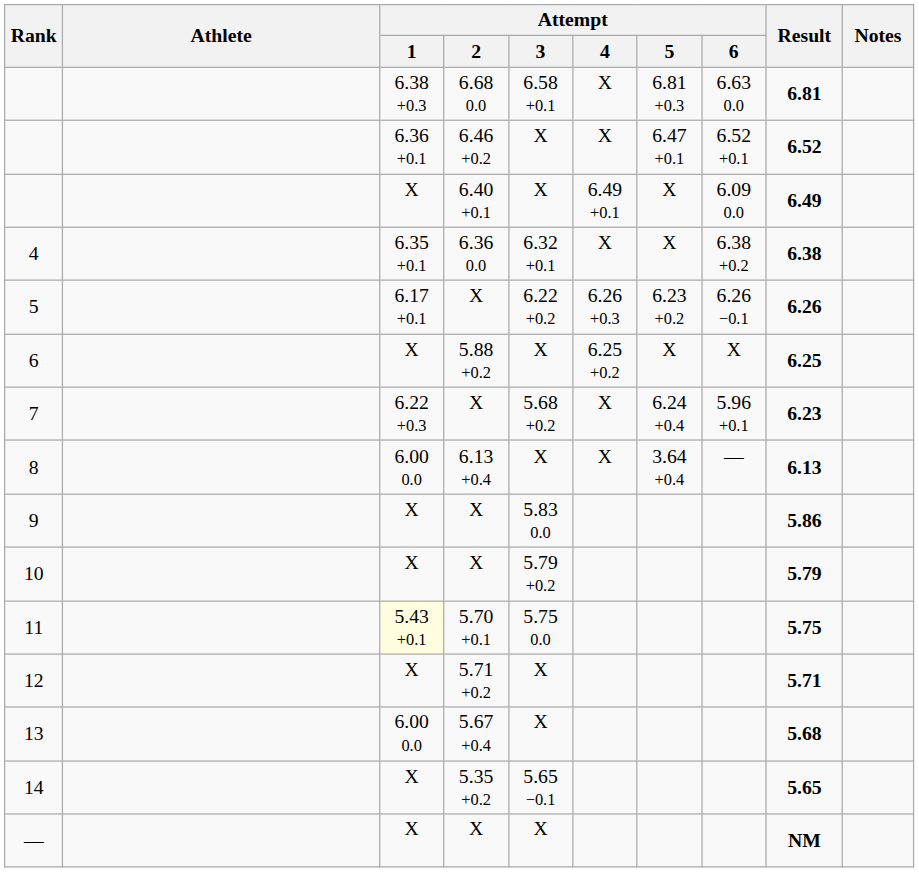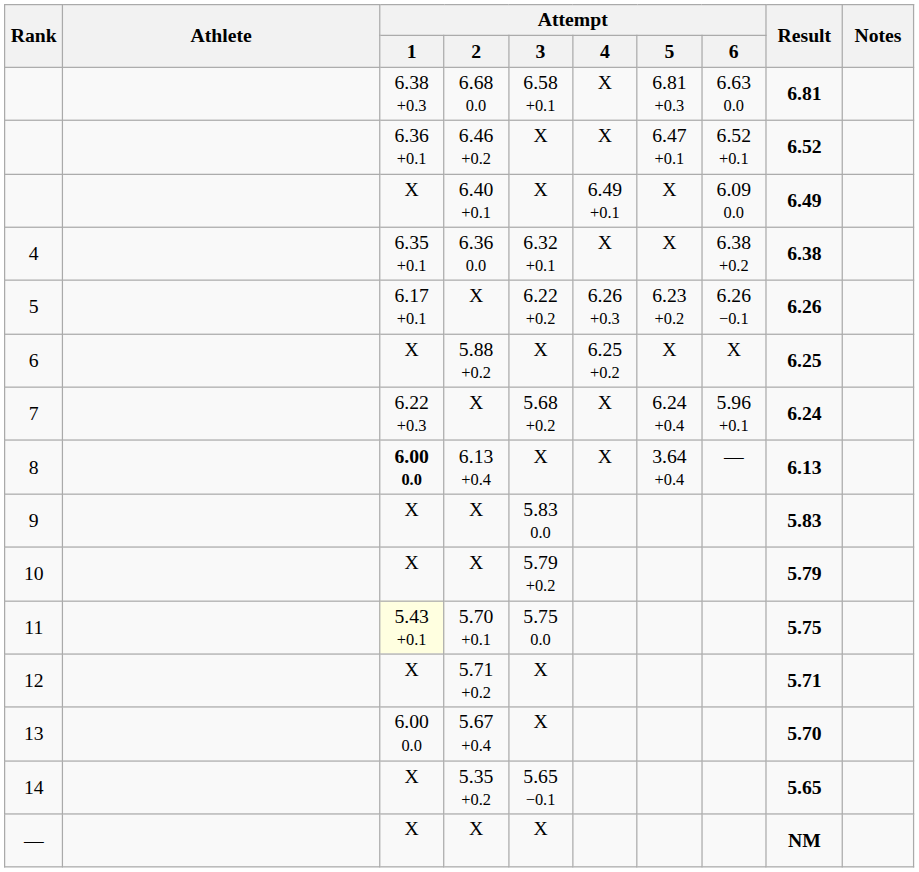(804, 413) 6.23 -> (804, 413) 6.24
(412, 467) normal -> (412, 467) bold
(804, 520) 5.86 -> (804, 520) 5.83
(804, 733) 5.68 -> (804, 733) 5.70
